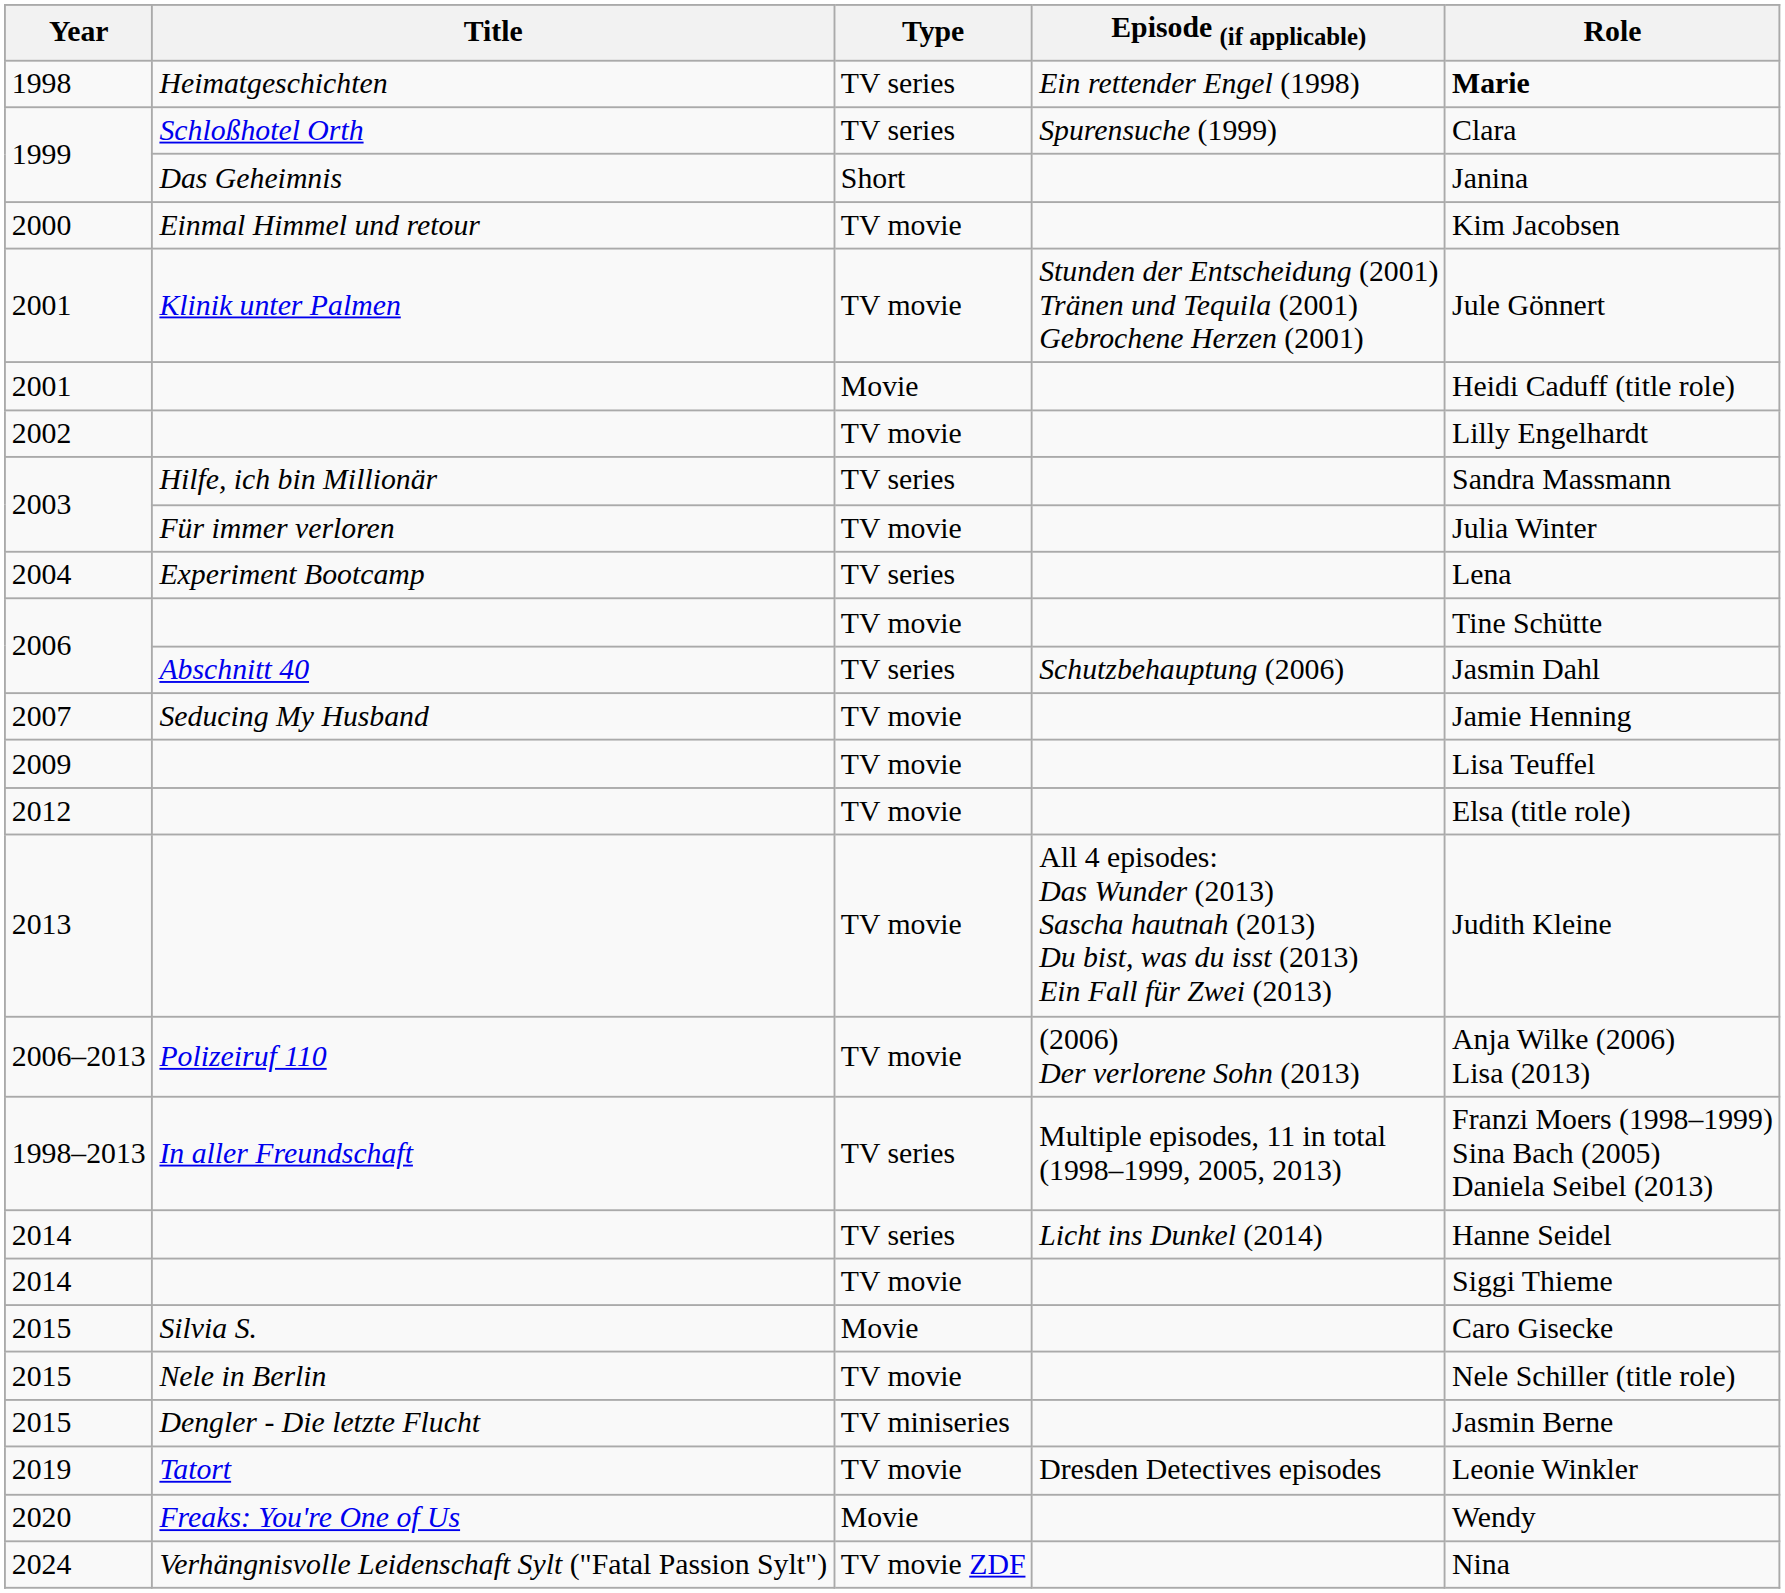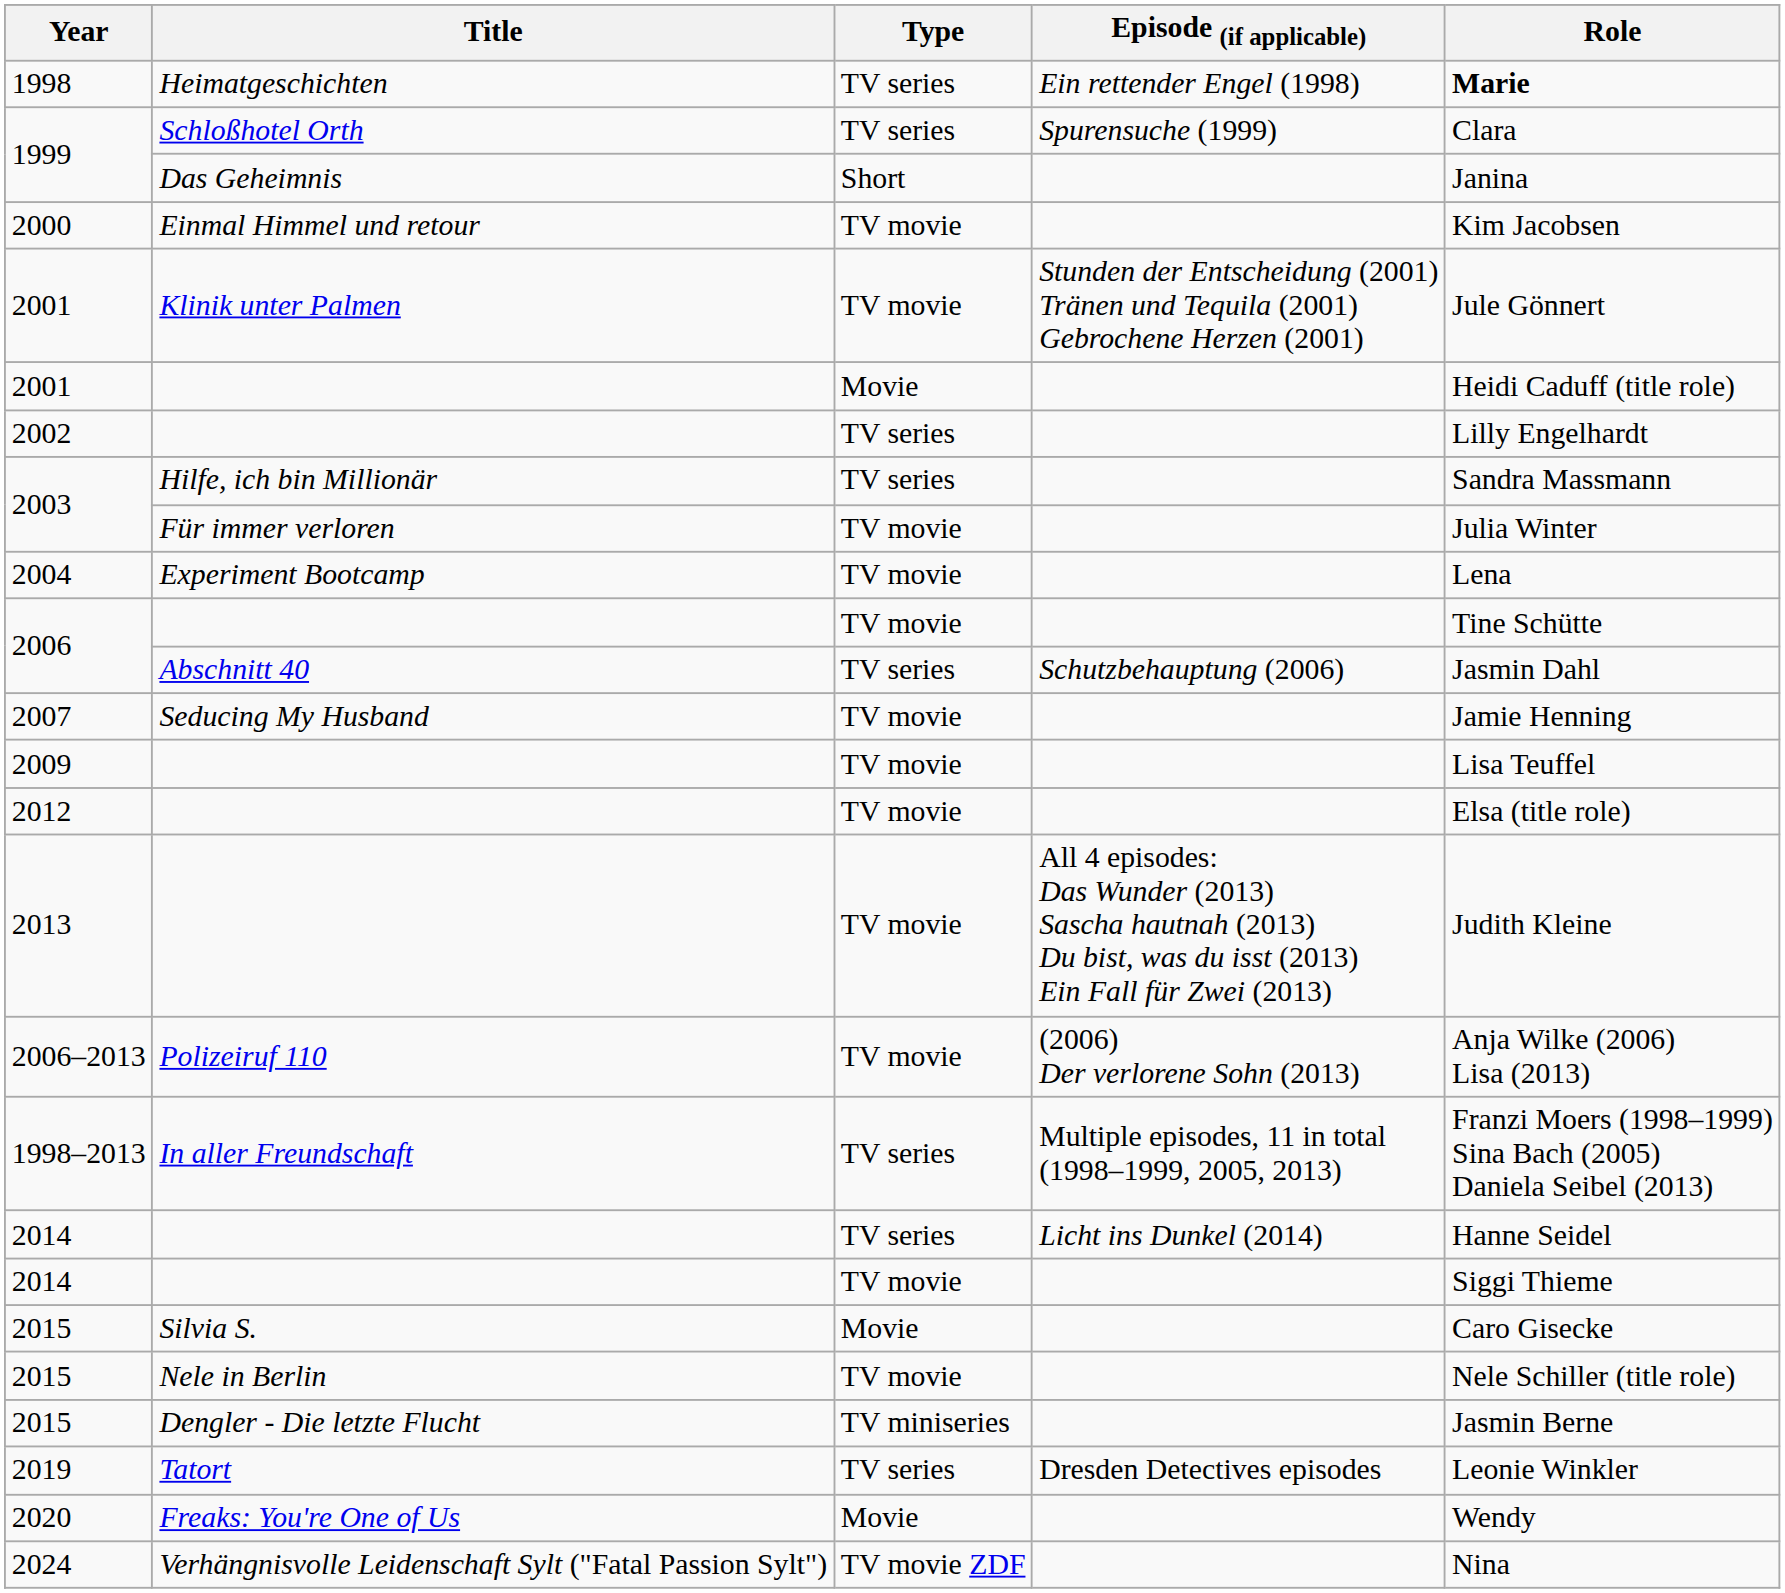(901, 433) TV movie -> (898, 433) TV series
(898, 574) TV series -> (901, 574) TV movie
(901, 1469) TV movie -> (898, 1469) TV series
